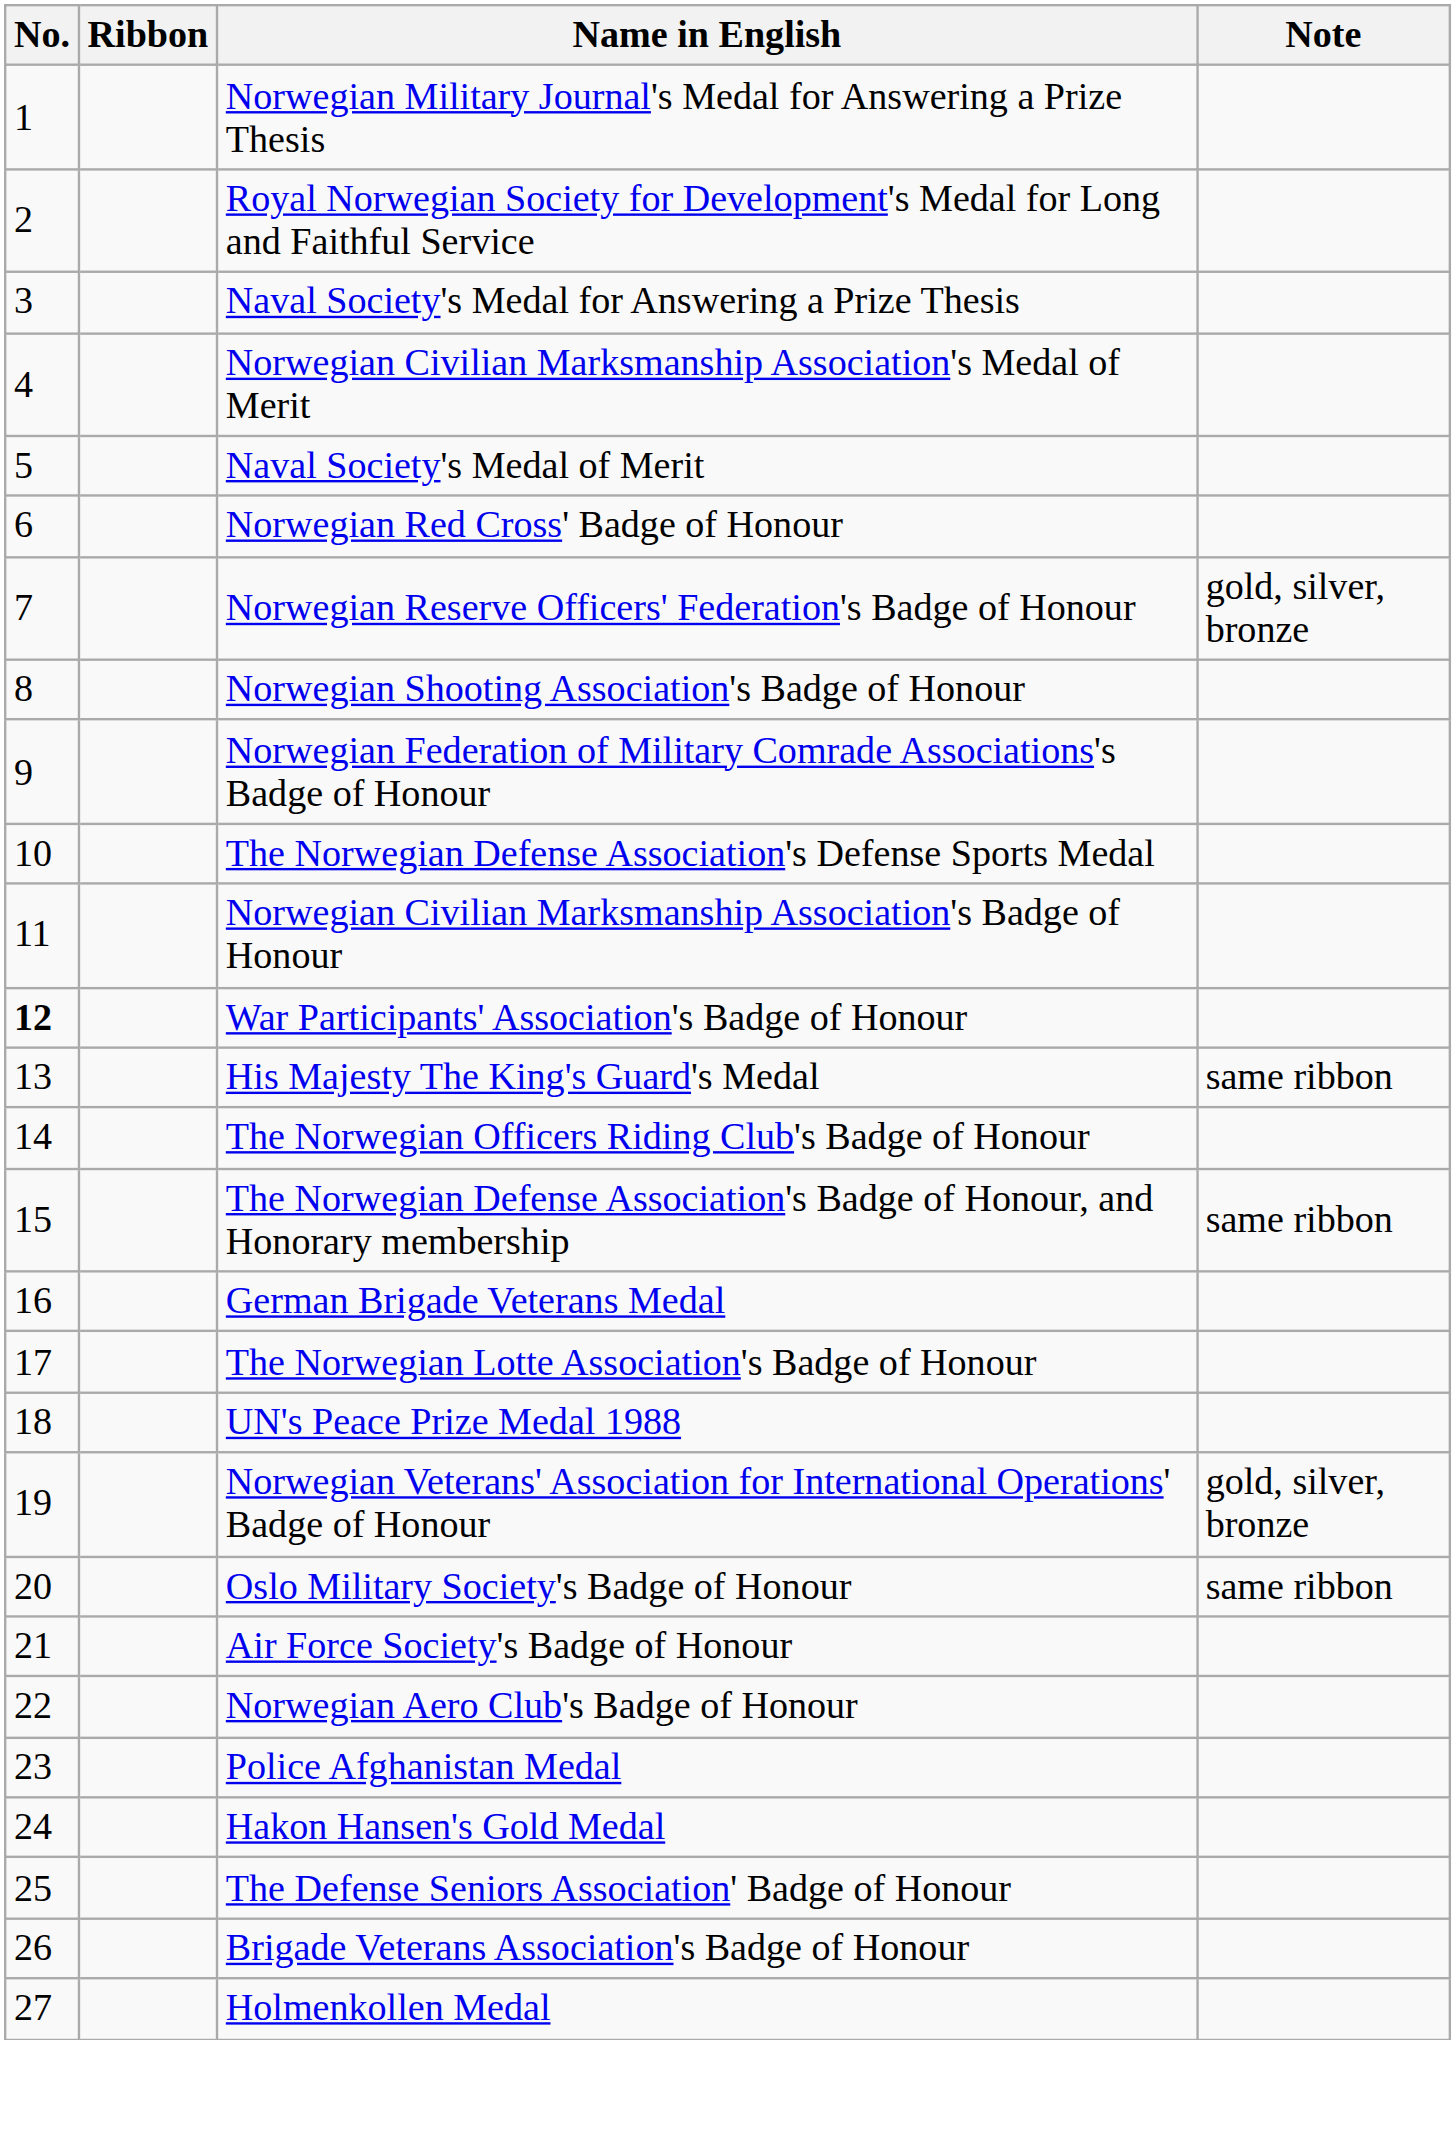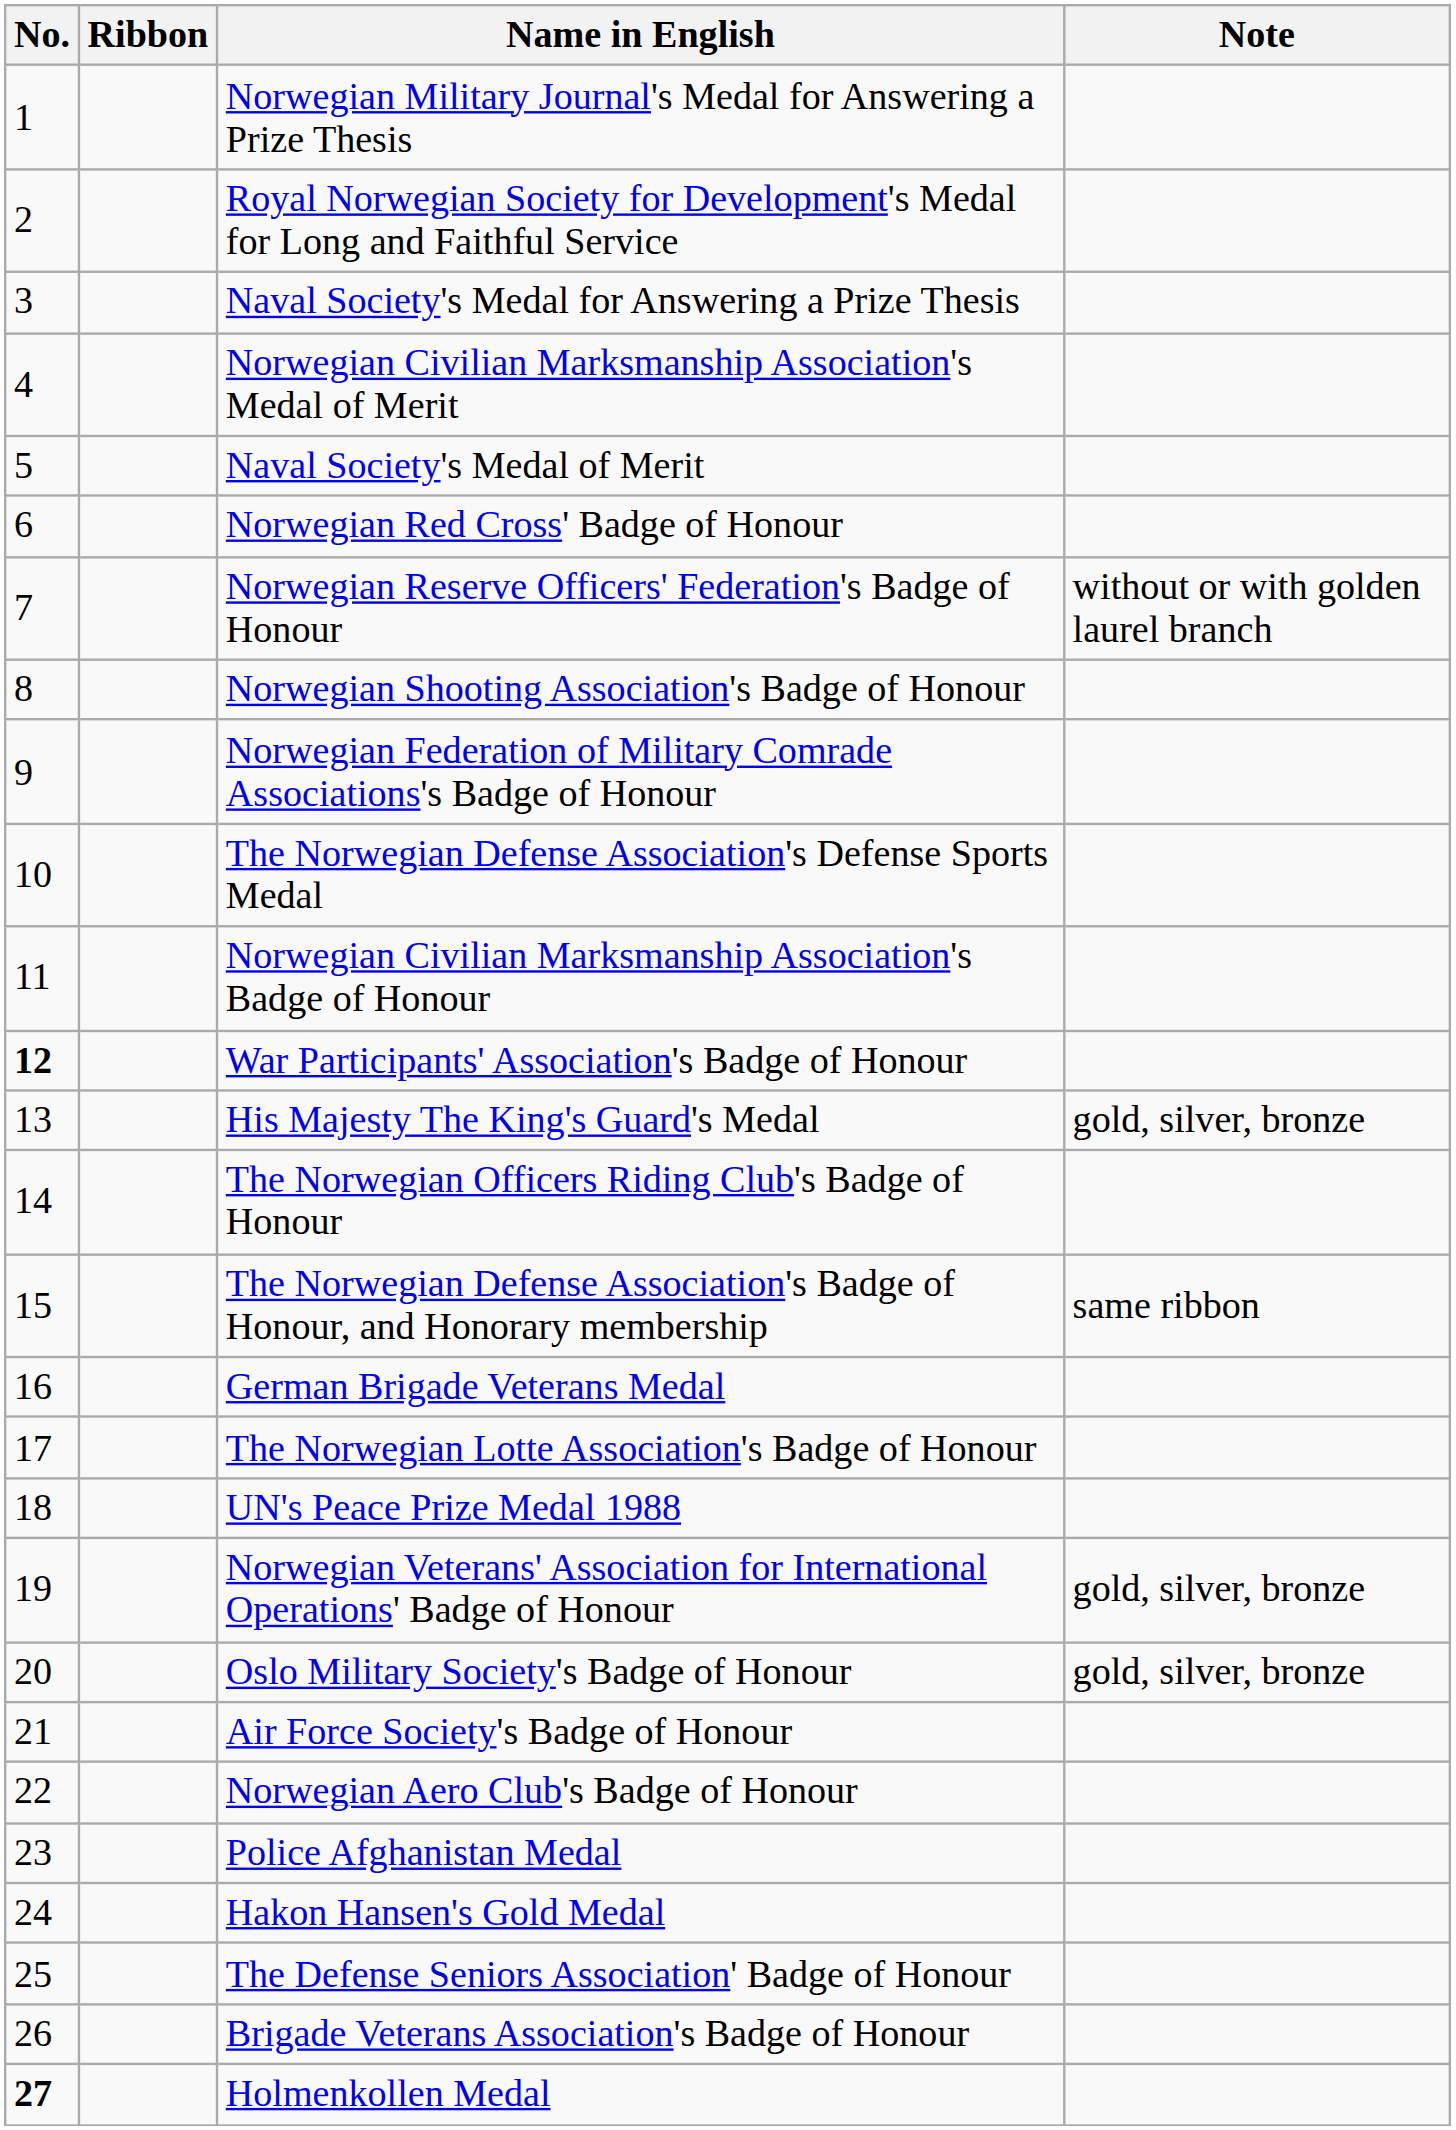(1295, 607) gold, silver, bronze -> (1247, 607) without or with golden laurel branch
(1299, 1076) same ribbon -> (1219, 1119) gold, silver, bronze
(1299, 1585) same ribbon -> (1219, 1670) gold, silver, bronze
(33, 2008) normal -> (33, 2093) bold
